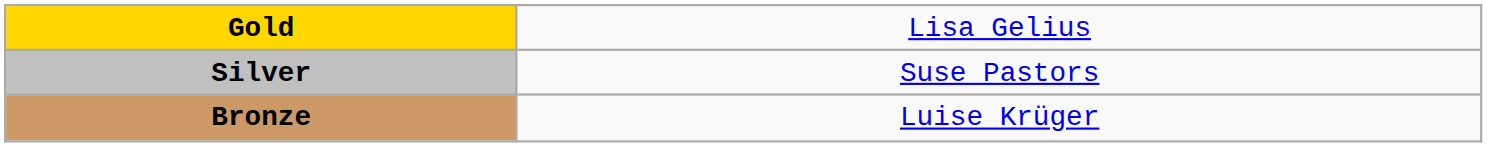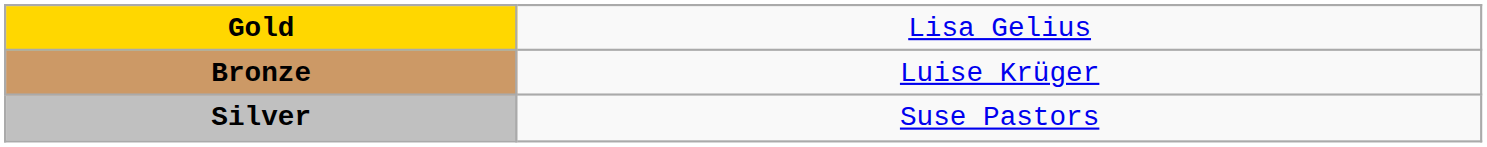rows swapped: (261, 73) <-> (261, 118)
